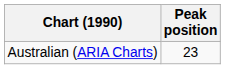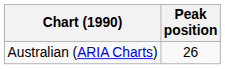(191, 52) 23 -> (191, 52) 26
